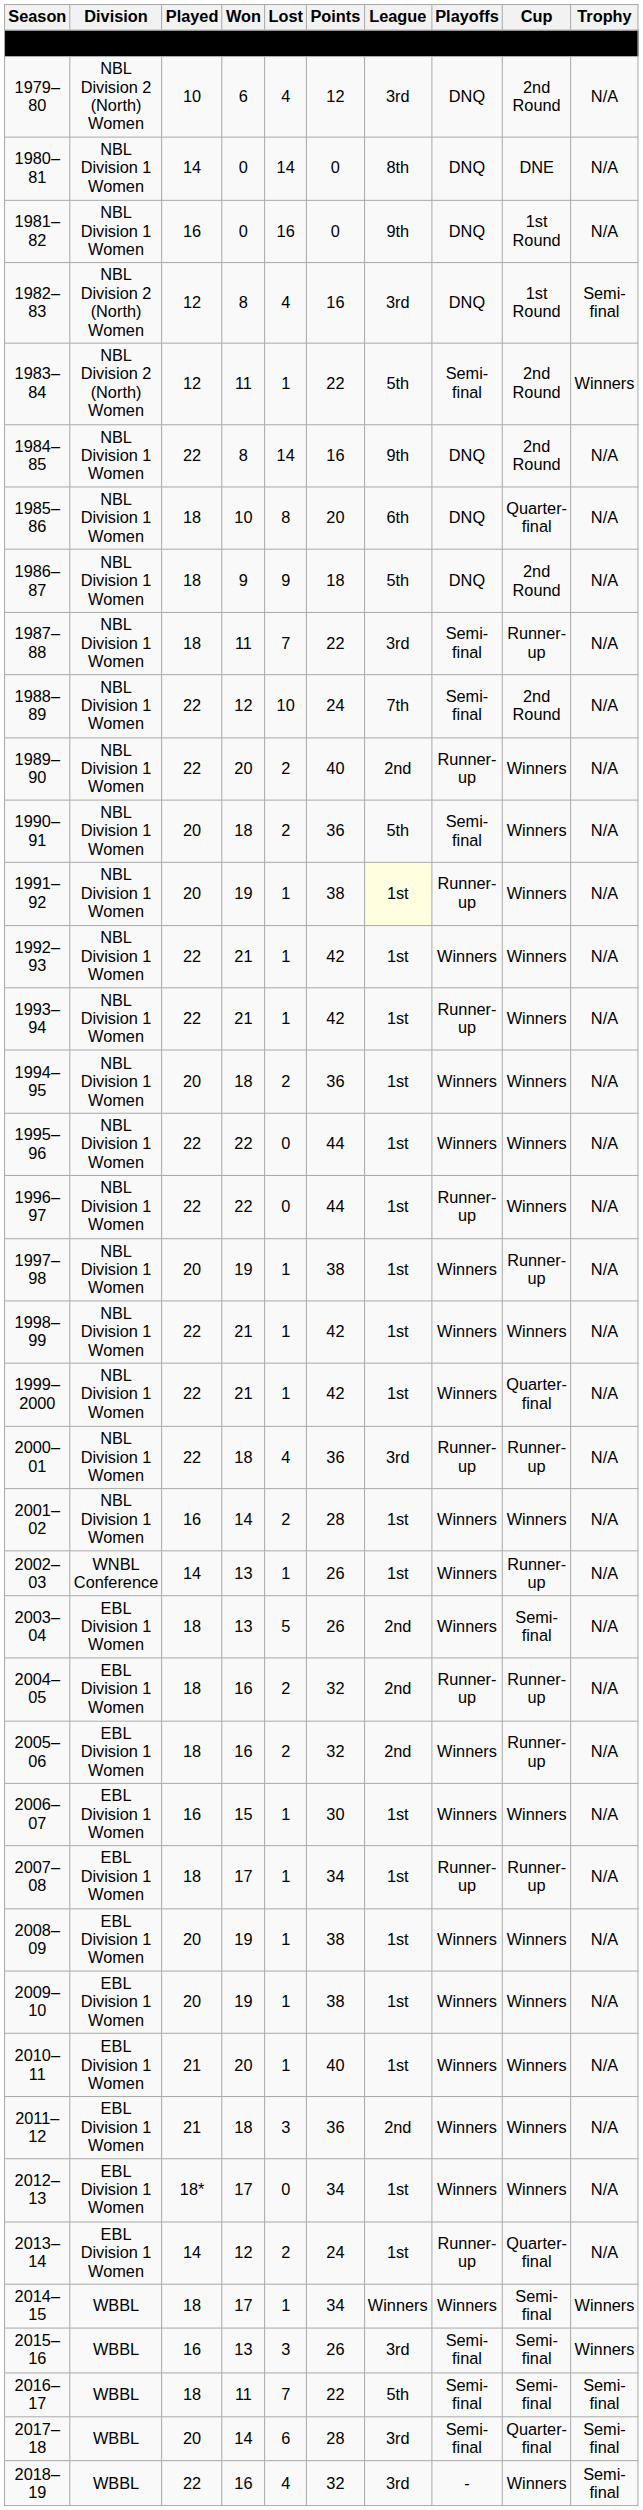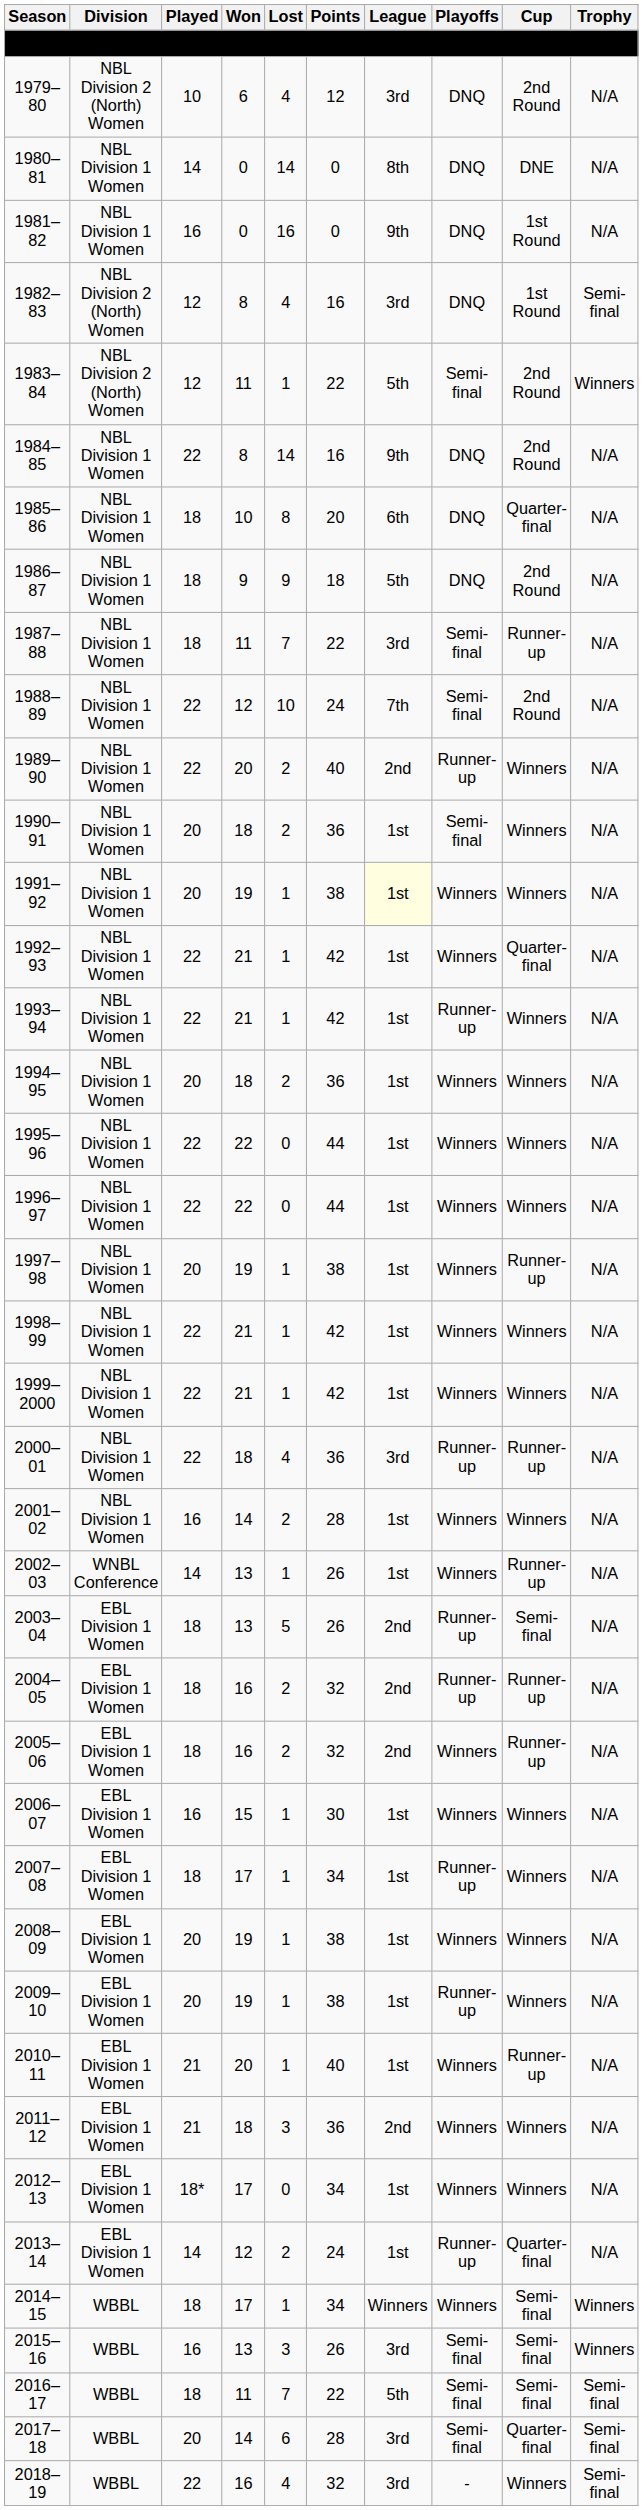(398, 831) 5th -> (398, 831) 1st
(467, 893) Runner-up -> (467, 893) Winners
(537, 956) Winners -> (537, 956) Quarter-final
(467, 1206) Runner-up -> (467, 1206) Winners
(537, 1394) Quarter-final -> (537, 1394) Winners
(467, 1626) Winners -> (467, 1626) Runner-up
(537, 1877) Runner-up -> (537, 1877) Winners
(467, 2002) Winners -> (467, 2002) Runner-up
(537, 2064) Winners -> (537, 2064) Runner-up
